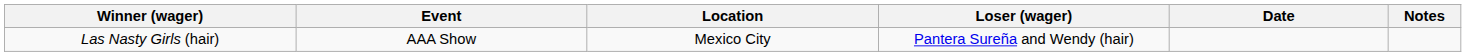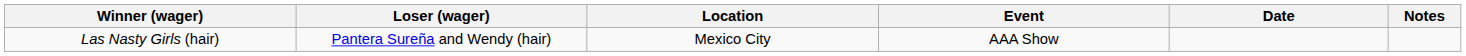columns swapped: (1024, 16) <-> (441, 16)
